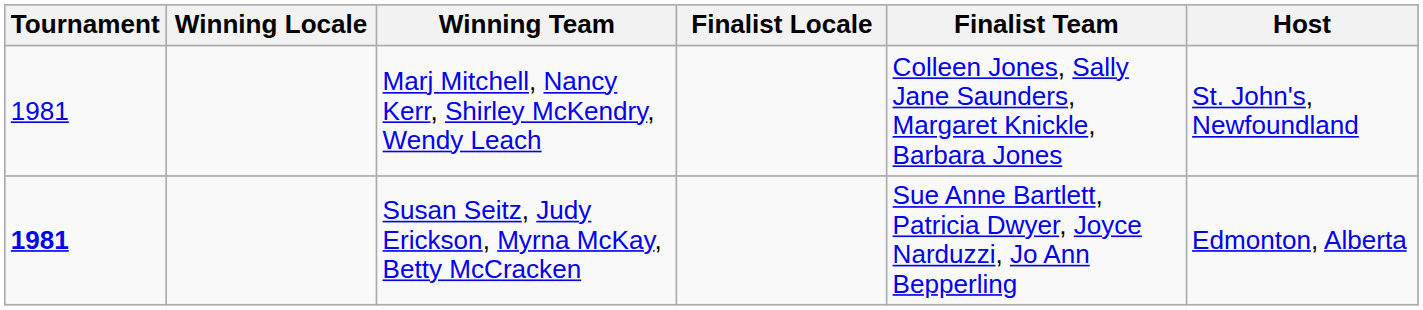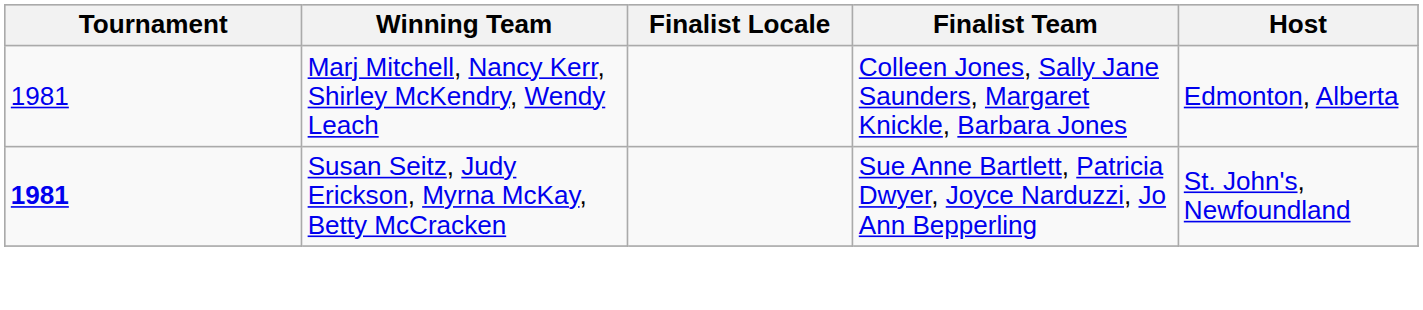- column: (271, 25)
(1275, 110) St. John's, Newfoundland -> (1291, 95) Edmonton, Alberta
(1299, 239) Edmonton, Alberta -> (1267, 195) St. John's, Newfoundland
